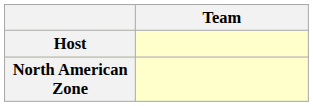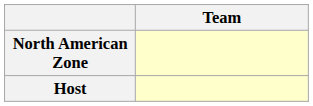rows swapped: (70, 43) <-> (70, 79)
